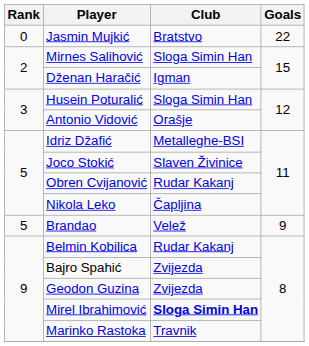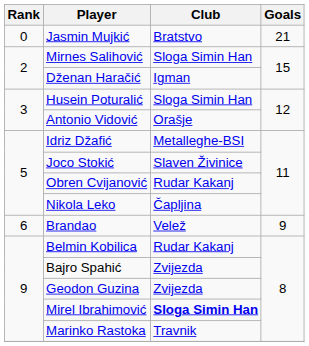(283, 36) 22 -> (283, 36) 21
(24, 225) 5 -> (24, 225) 6
